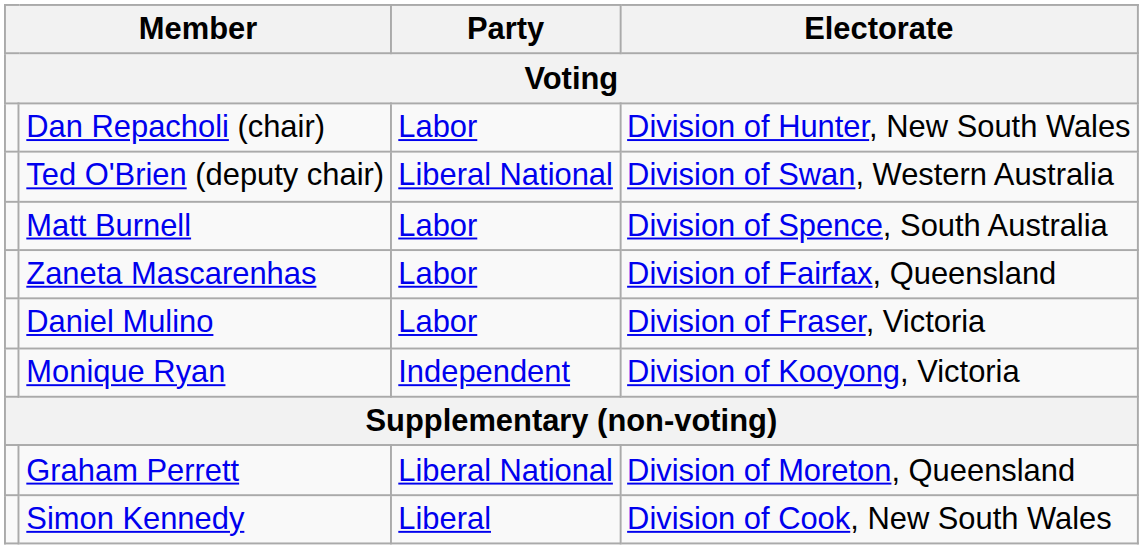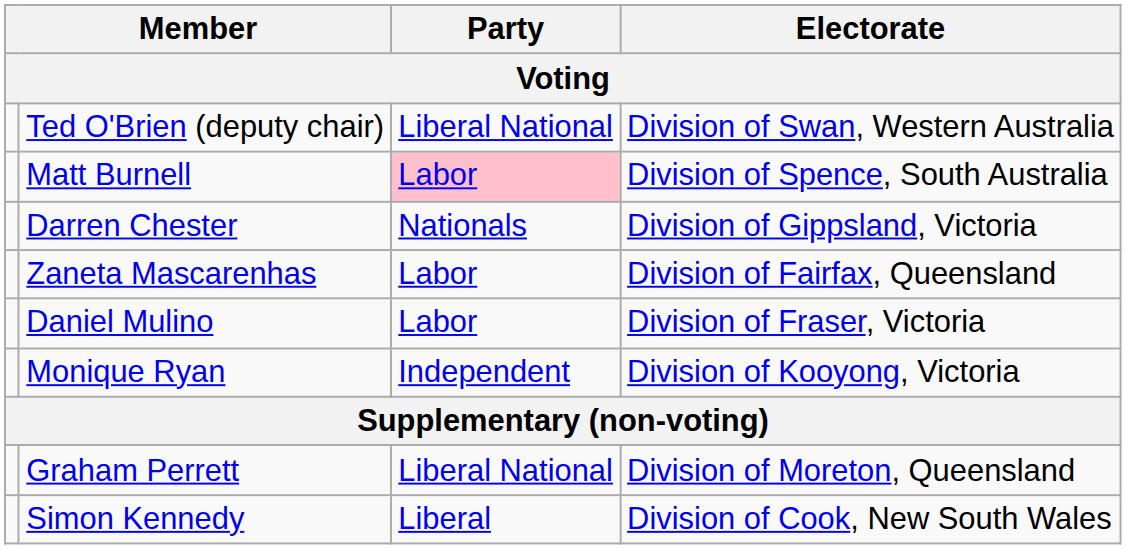- row: (176, 126)
(438, 224) no background -> (438, 175) pink background
+ row: (132, 224)
